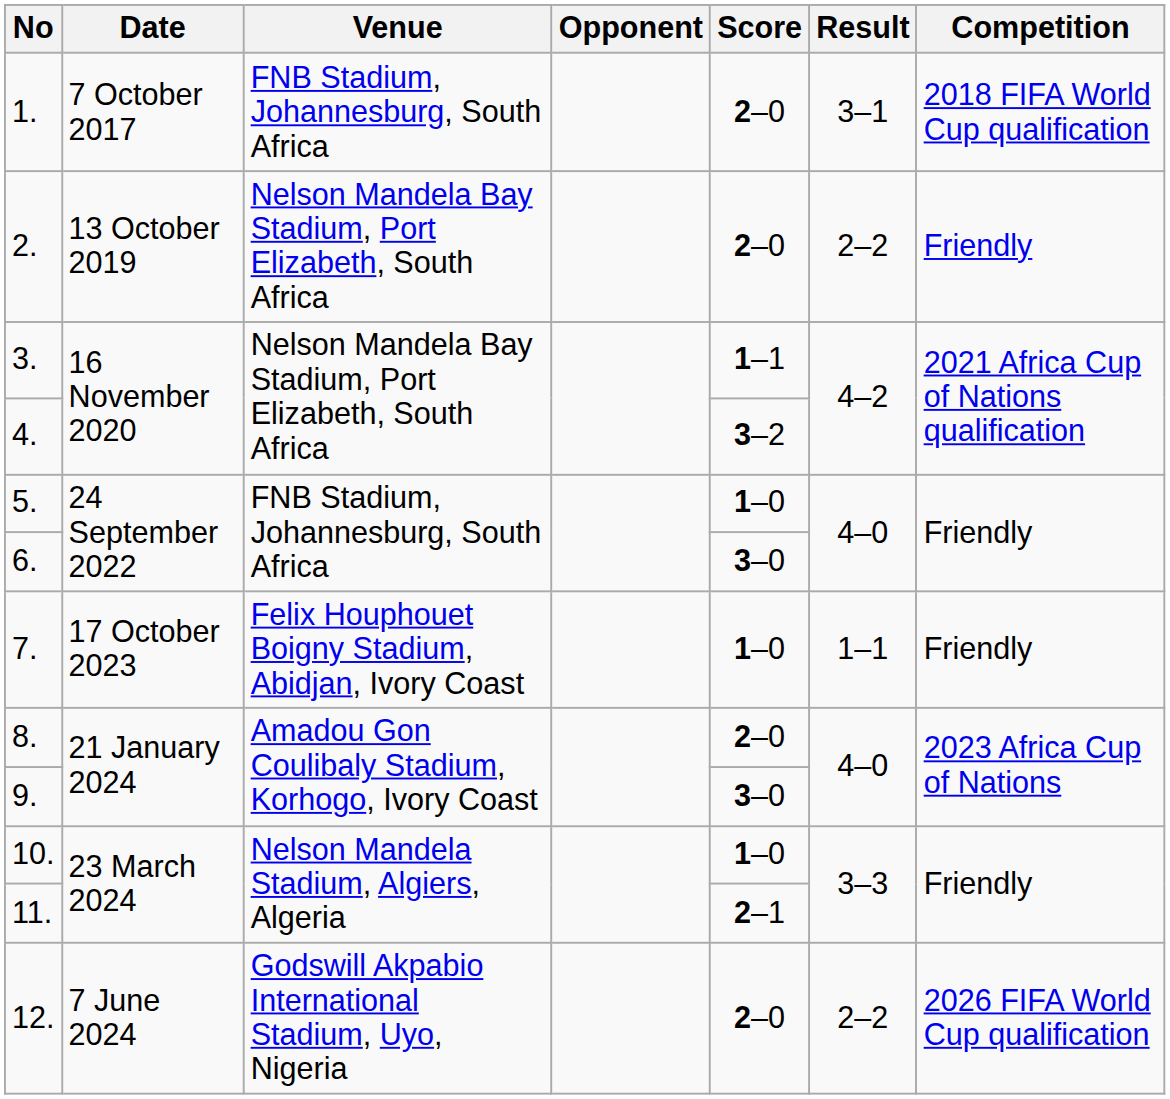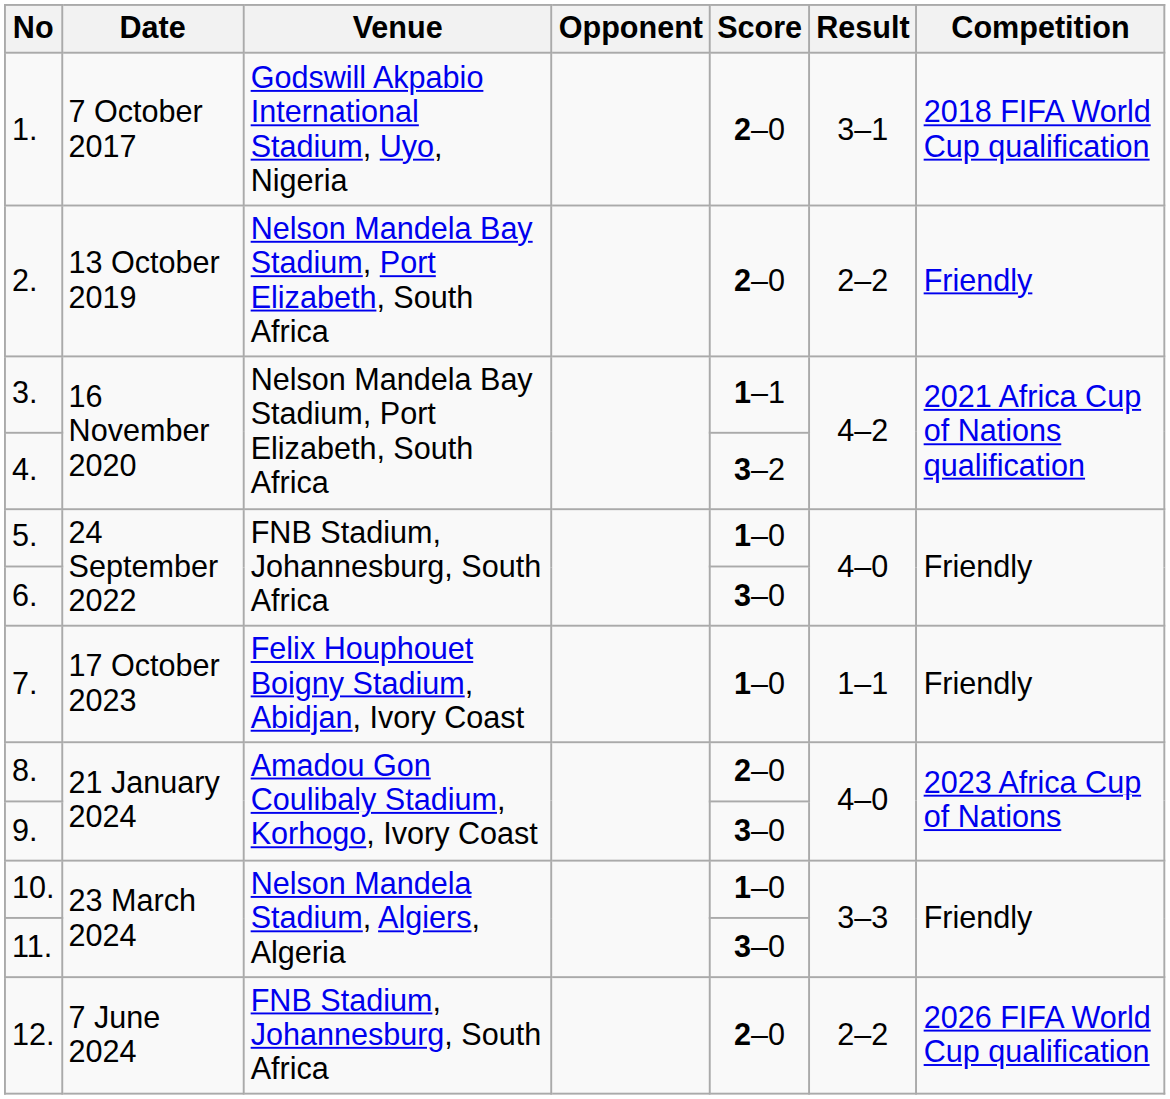(396, 111) FNB Stadium, Johannesburg, South Africa -> (367, 128) Godswill Akpabio International Stadium, Uyo, Nigeria
(760, 913) 2–1 -> (760, 947) 3–0
(367, 1018) Godswill Akpabio International Stadium, Uyo, Nigeria -> (396, 1035) FNB Stadium, Johannesburg, South Africa
